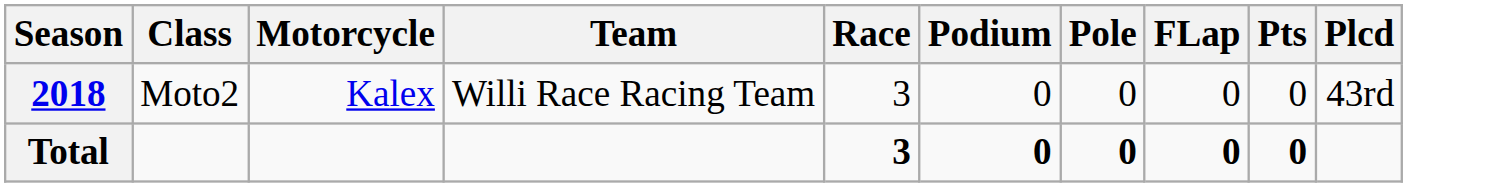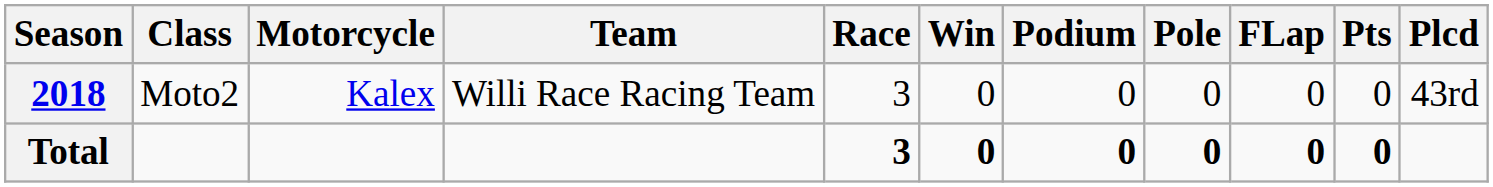+ column: (962, 33)
